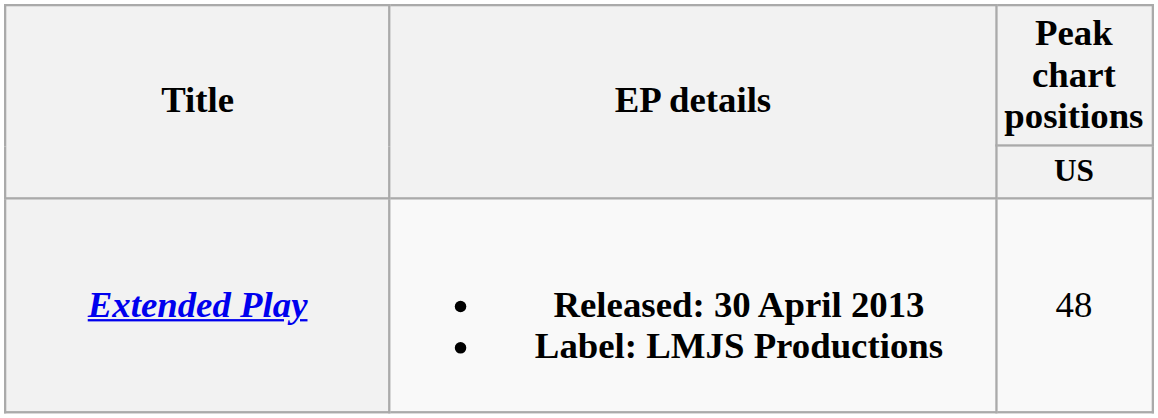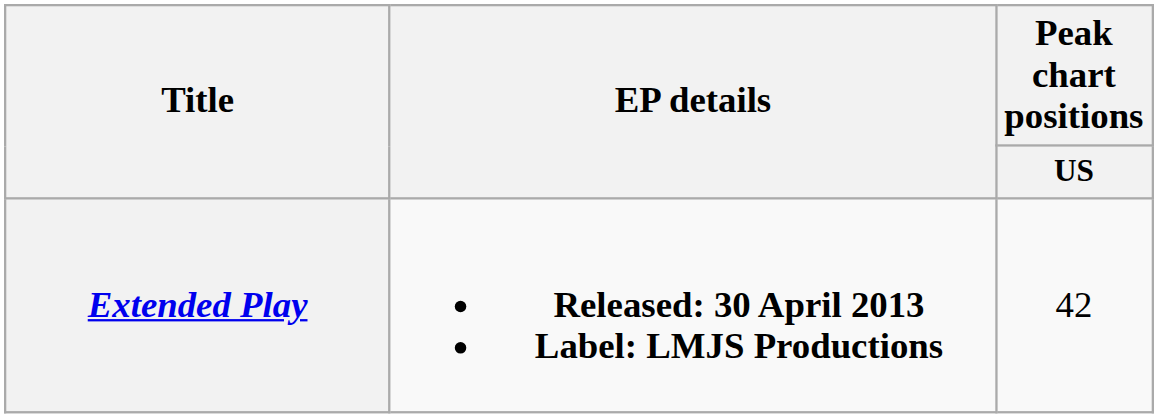(1074, 304) 48 -> (1074, 304) 42
